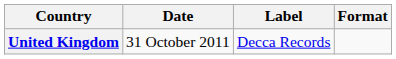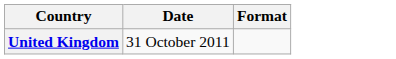- column: (284, 16)
